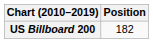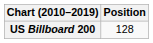(125, 30) 182 -> (125, 30) 128
